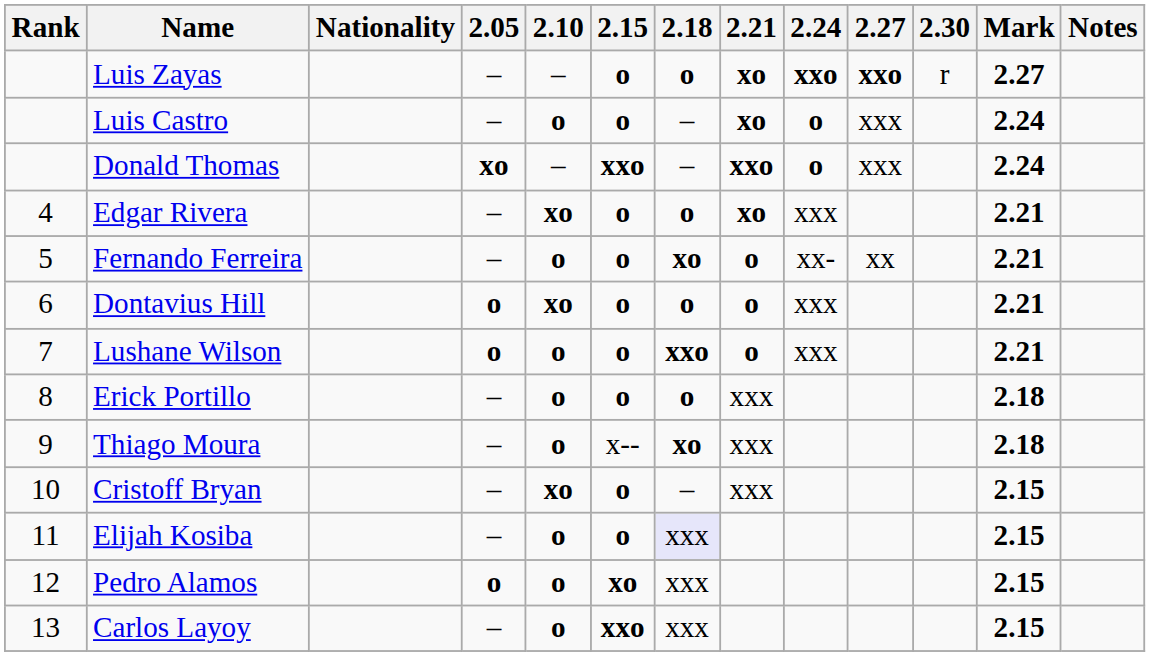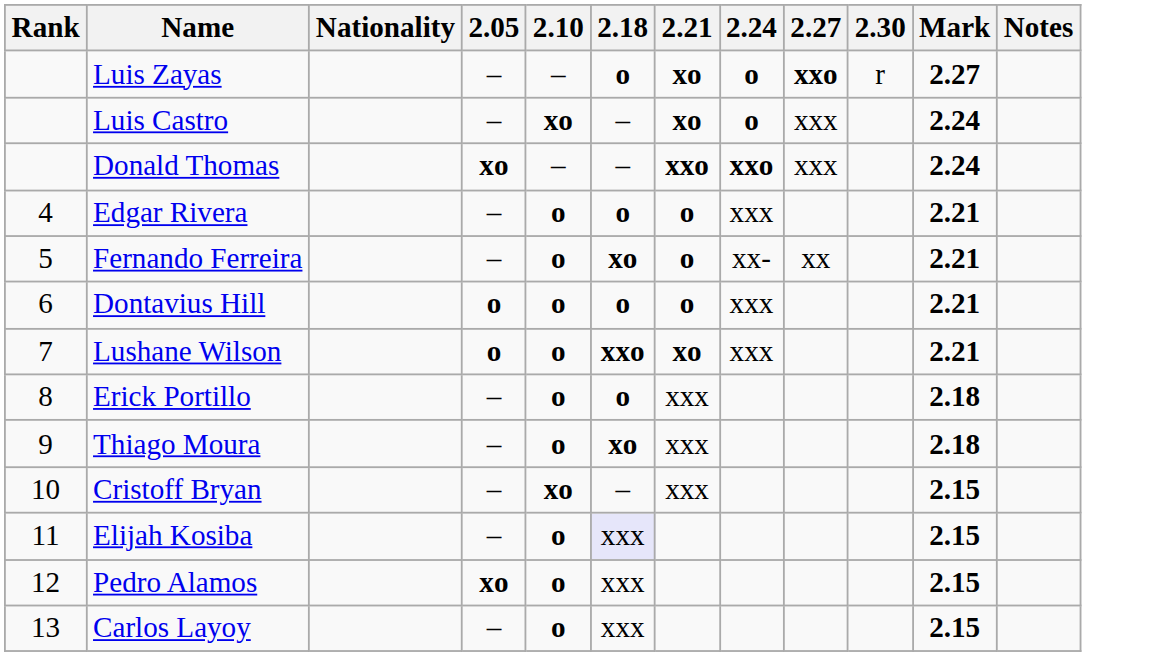- column: (623, 27)
(816, 73) xxo -> (751, 73) o
(558, 119) o -> (558, 119) xo
(816, 166) o -> (751, 166) xxo
(558, 212) xo -> (558, 212) o
(751, 212) xo -> (687, 212) o
(558, 304) xo -> (558, 304) o
(751, 350) o -> (687, 350) xo
(494, 581) o -> (494, 581) xo
